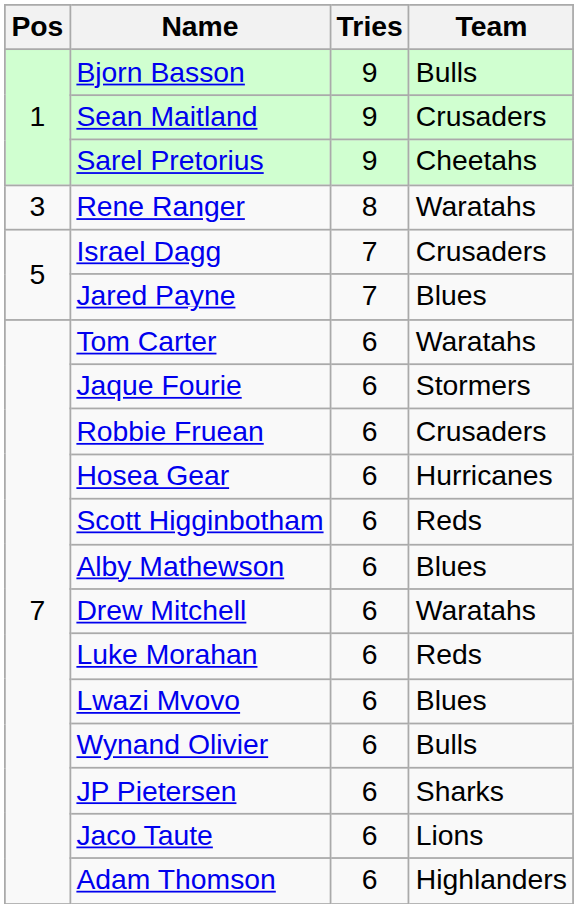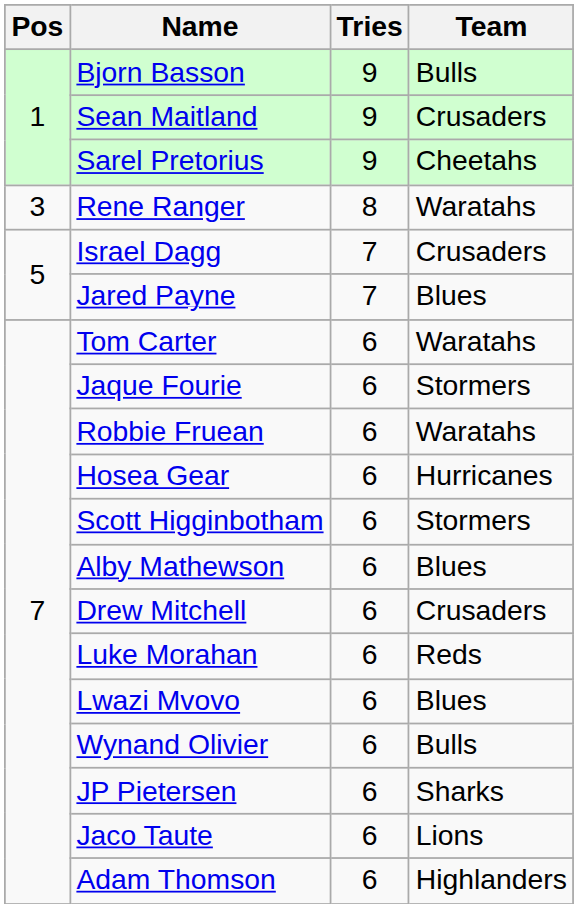(481, 431) Crusaders -> (476, 431) Waratahs
(449, 521) Reds -> (473, 521) Stormers
(476, 610) Waratahs -> (481, 610) Crusaders
